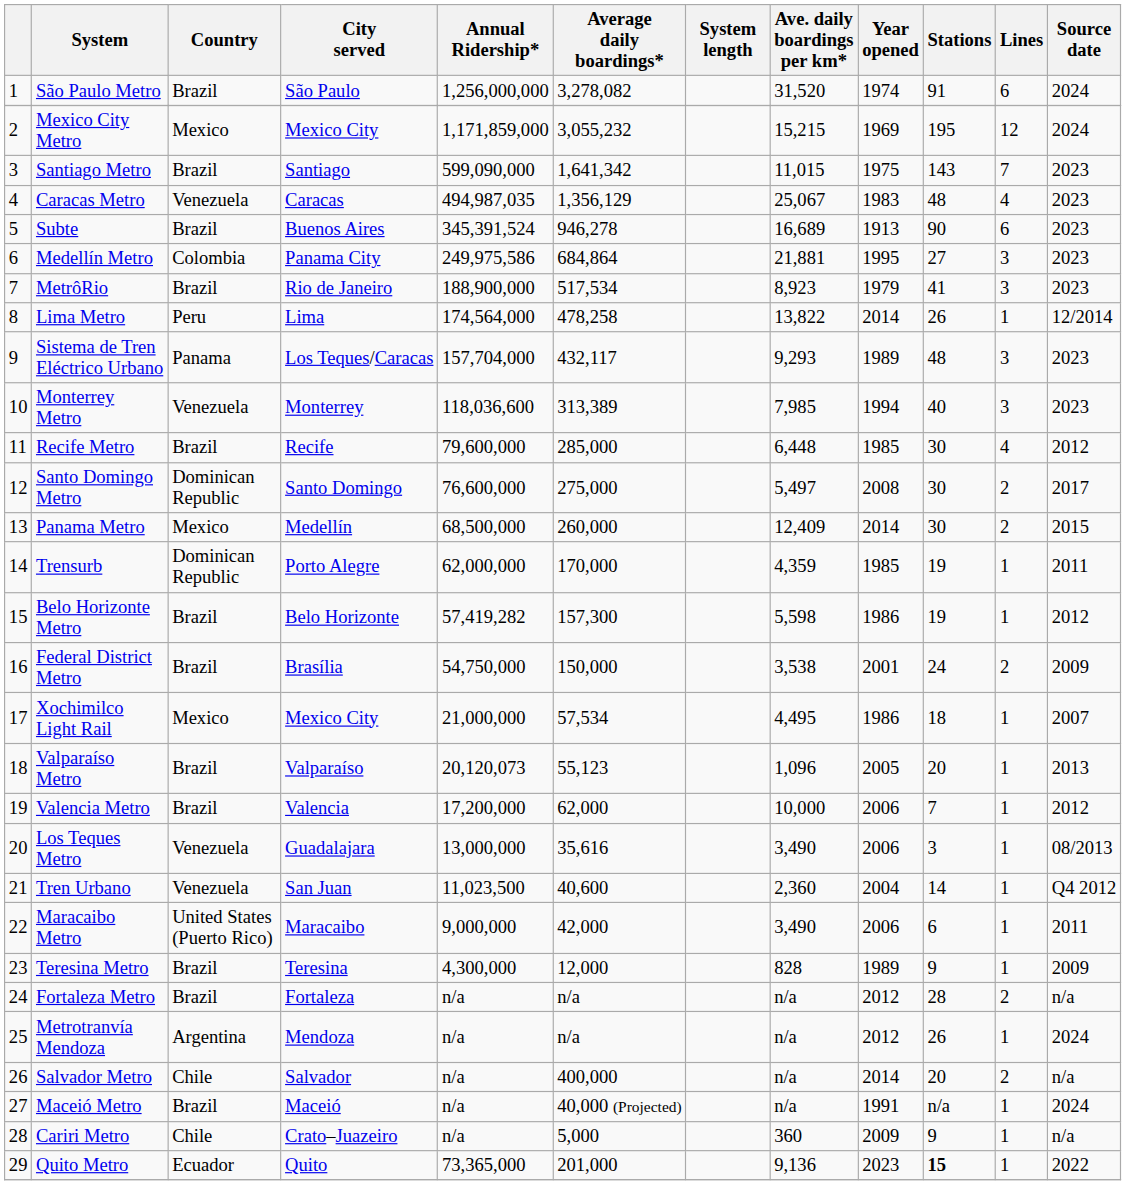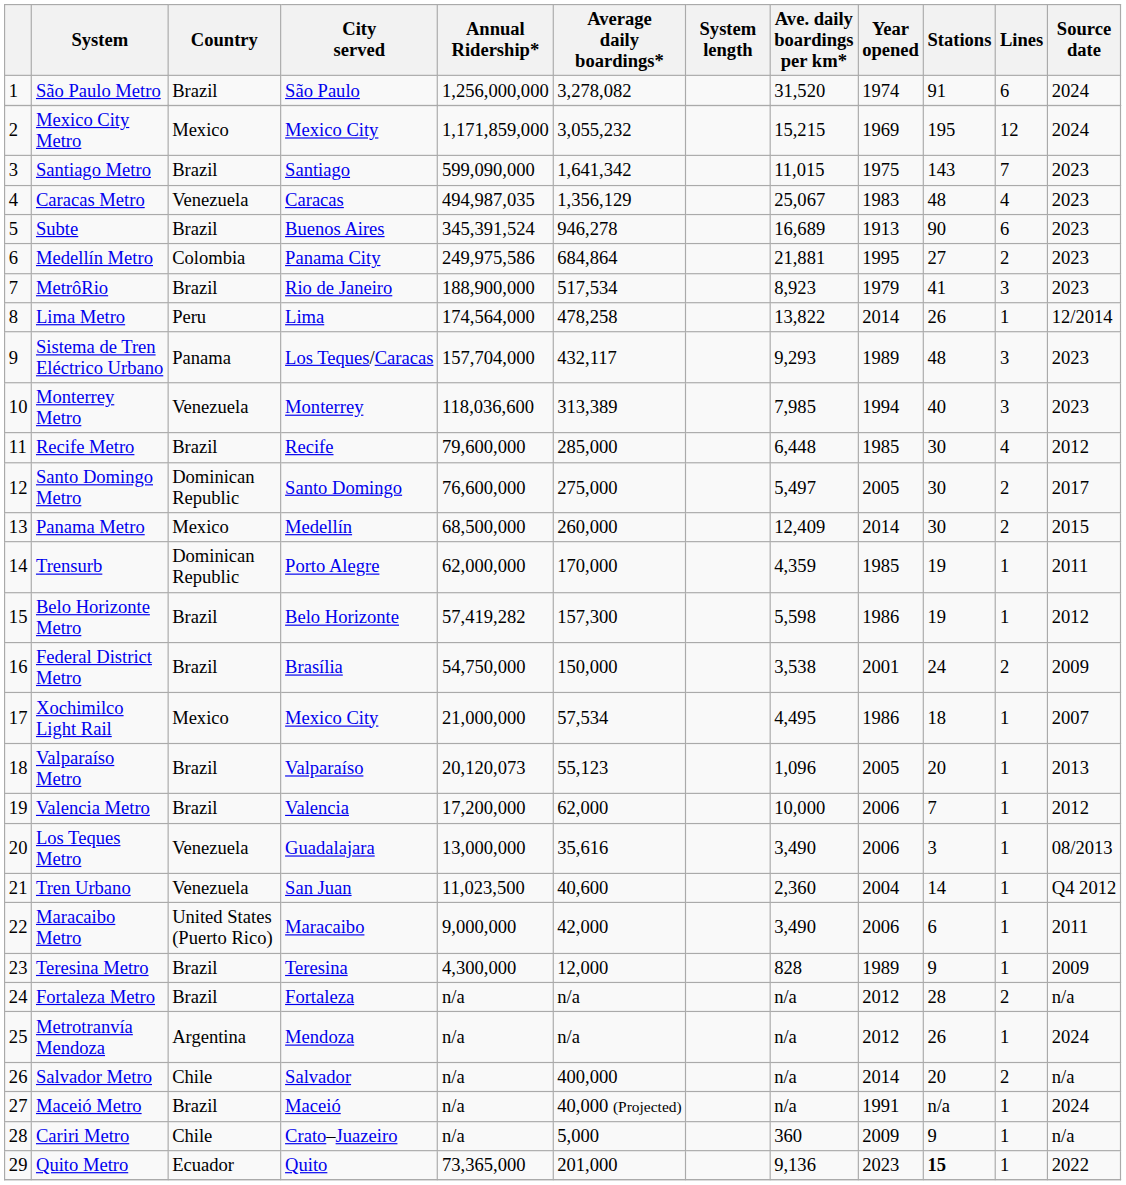(1005, 258) 3 -> (1005, 258) 2
(881, 487) 2008 -> (881, 487) 2005
